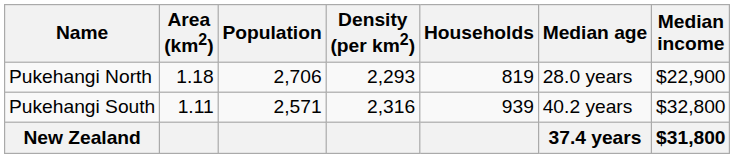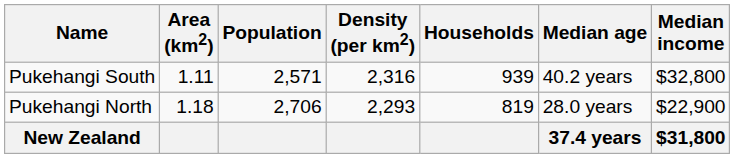rows swapped: (81, 76) <-> (82, 107)
